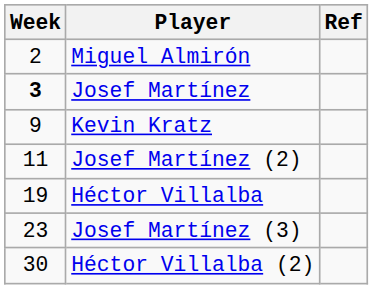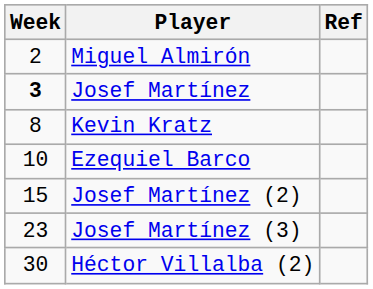(35, 126) 9 -> (35, 126) 8
+ row: (161, 161)
(35, 161) 11 -> (35, 196) 15
- row: (167, 196)
